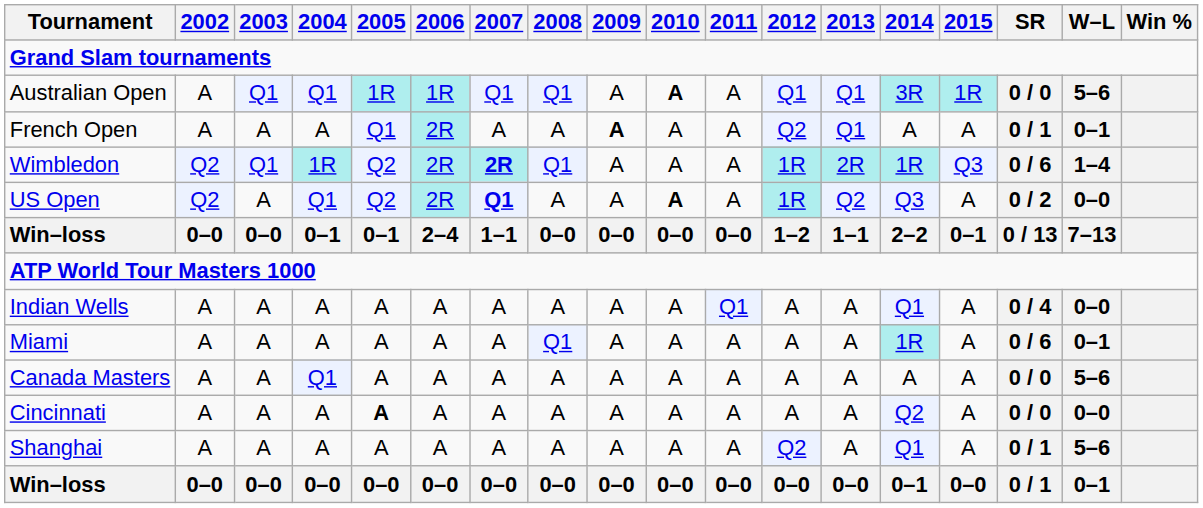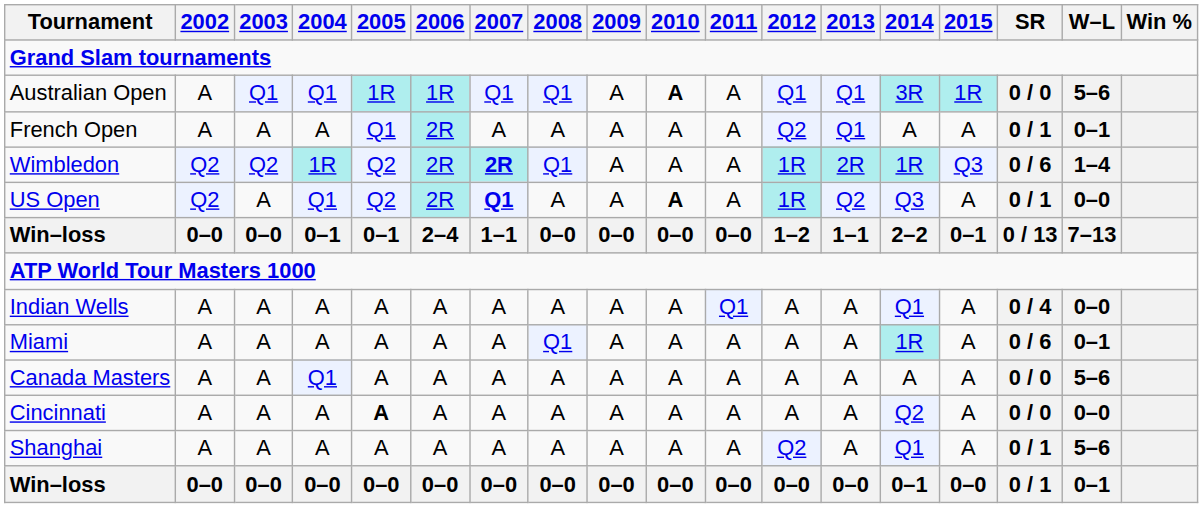(617, 128) bold -> (617, 128) normal
(264, 163) Q1 -> (264, 163) Q2
(1030, 199) 0 / 2 -> (1030, 199) 0 / 1
